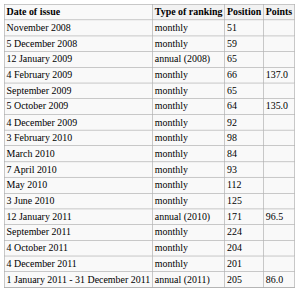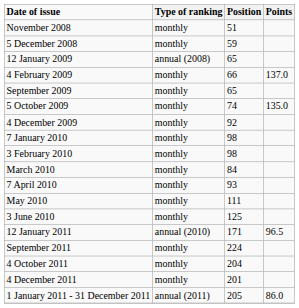(232, 106) 64 -> (232, 106) 74
+ row: (37, 138)
(234, 185) 112 -> (234, 201) 111
